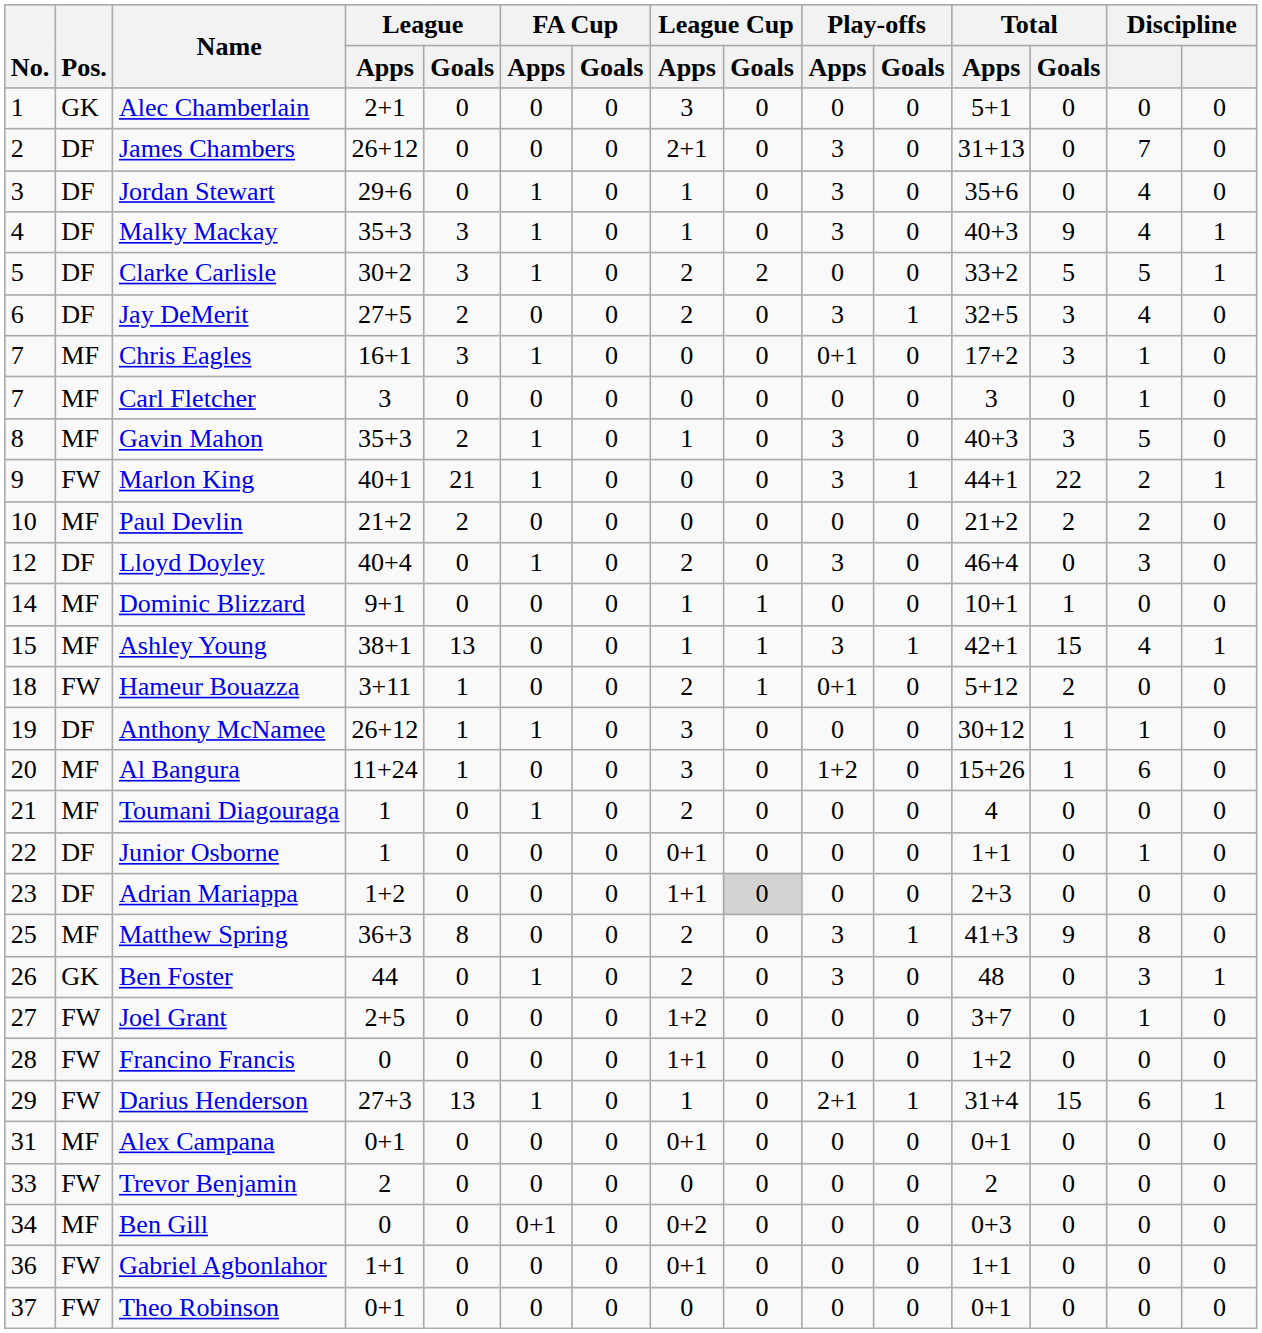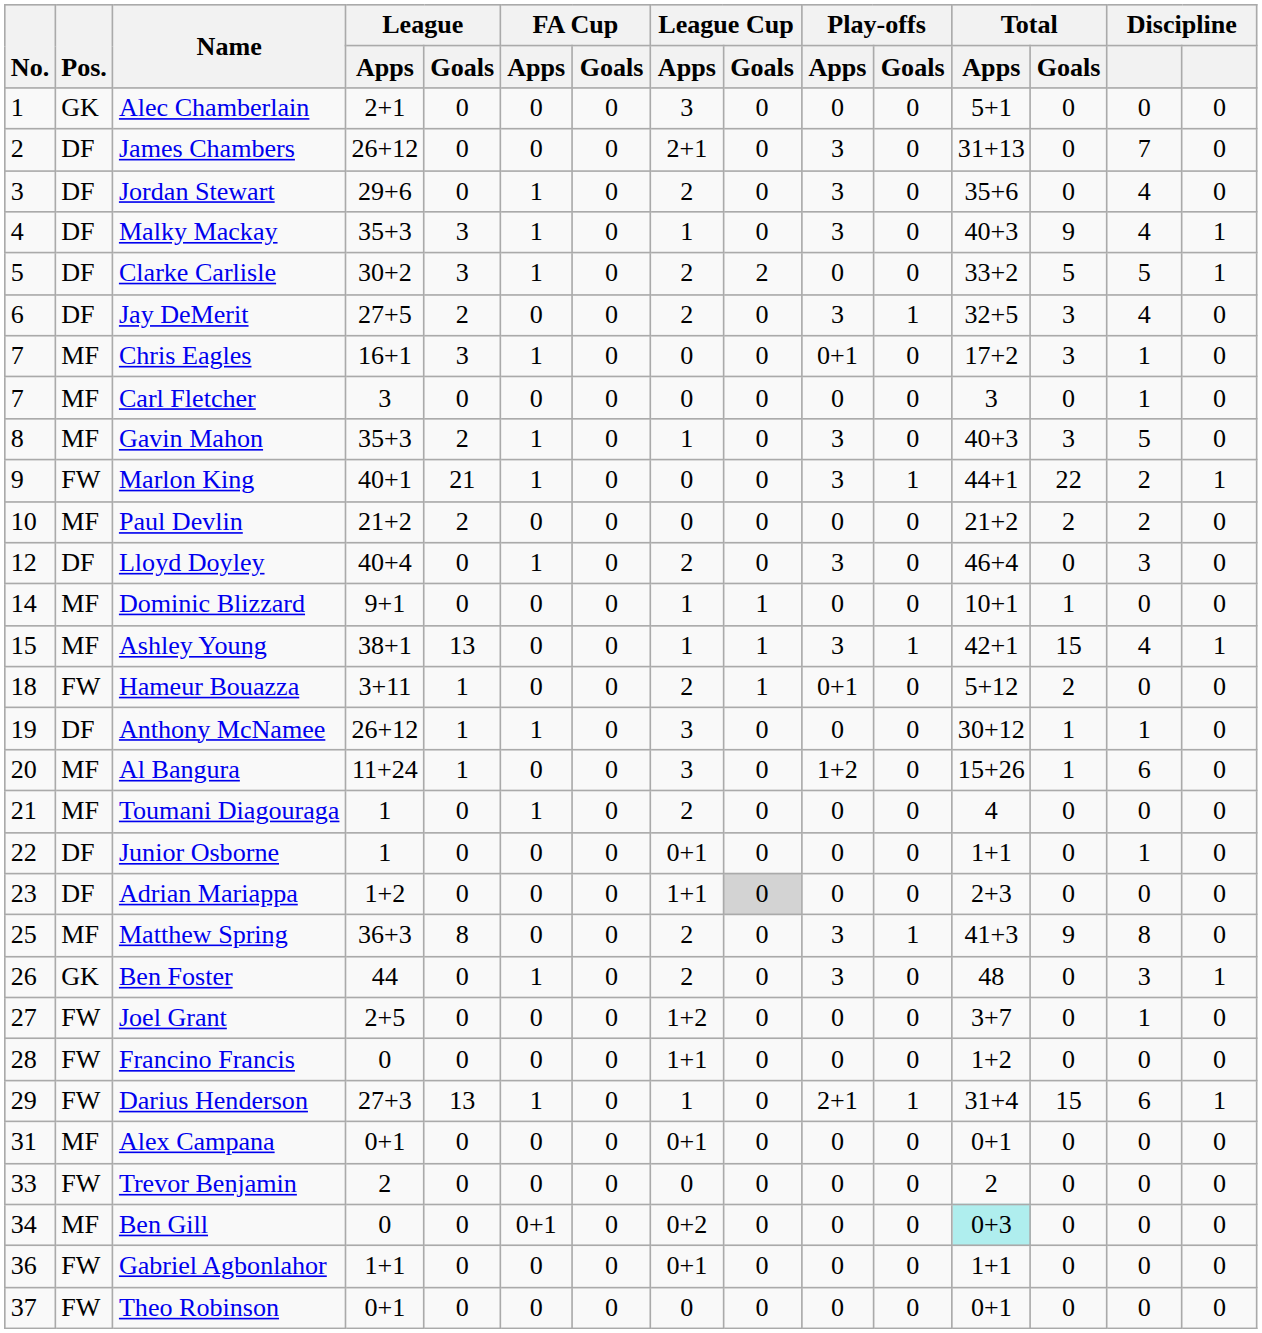(687, 190) 1 -> (687, 190) 2
(991, 1224) no background -> (991, 1224) paleturquoise background
